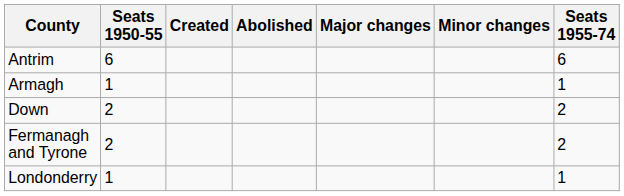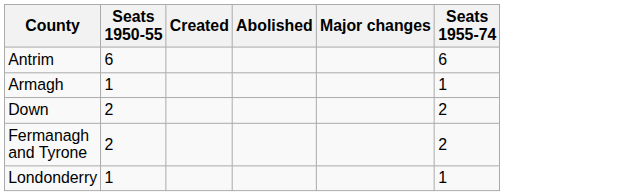- column: (494, 25)
